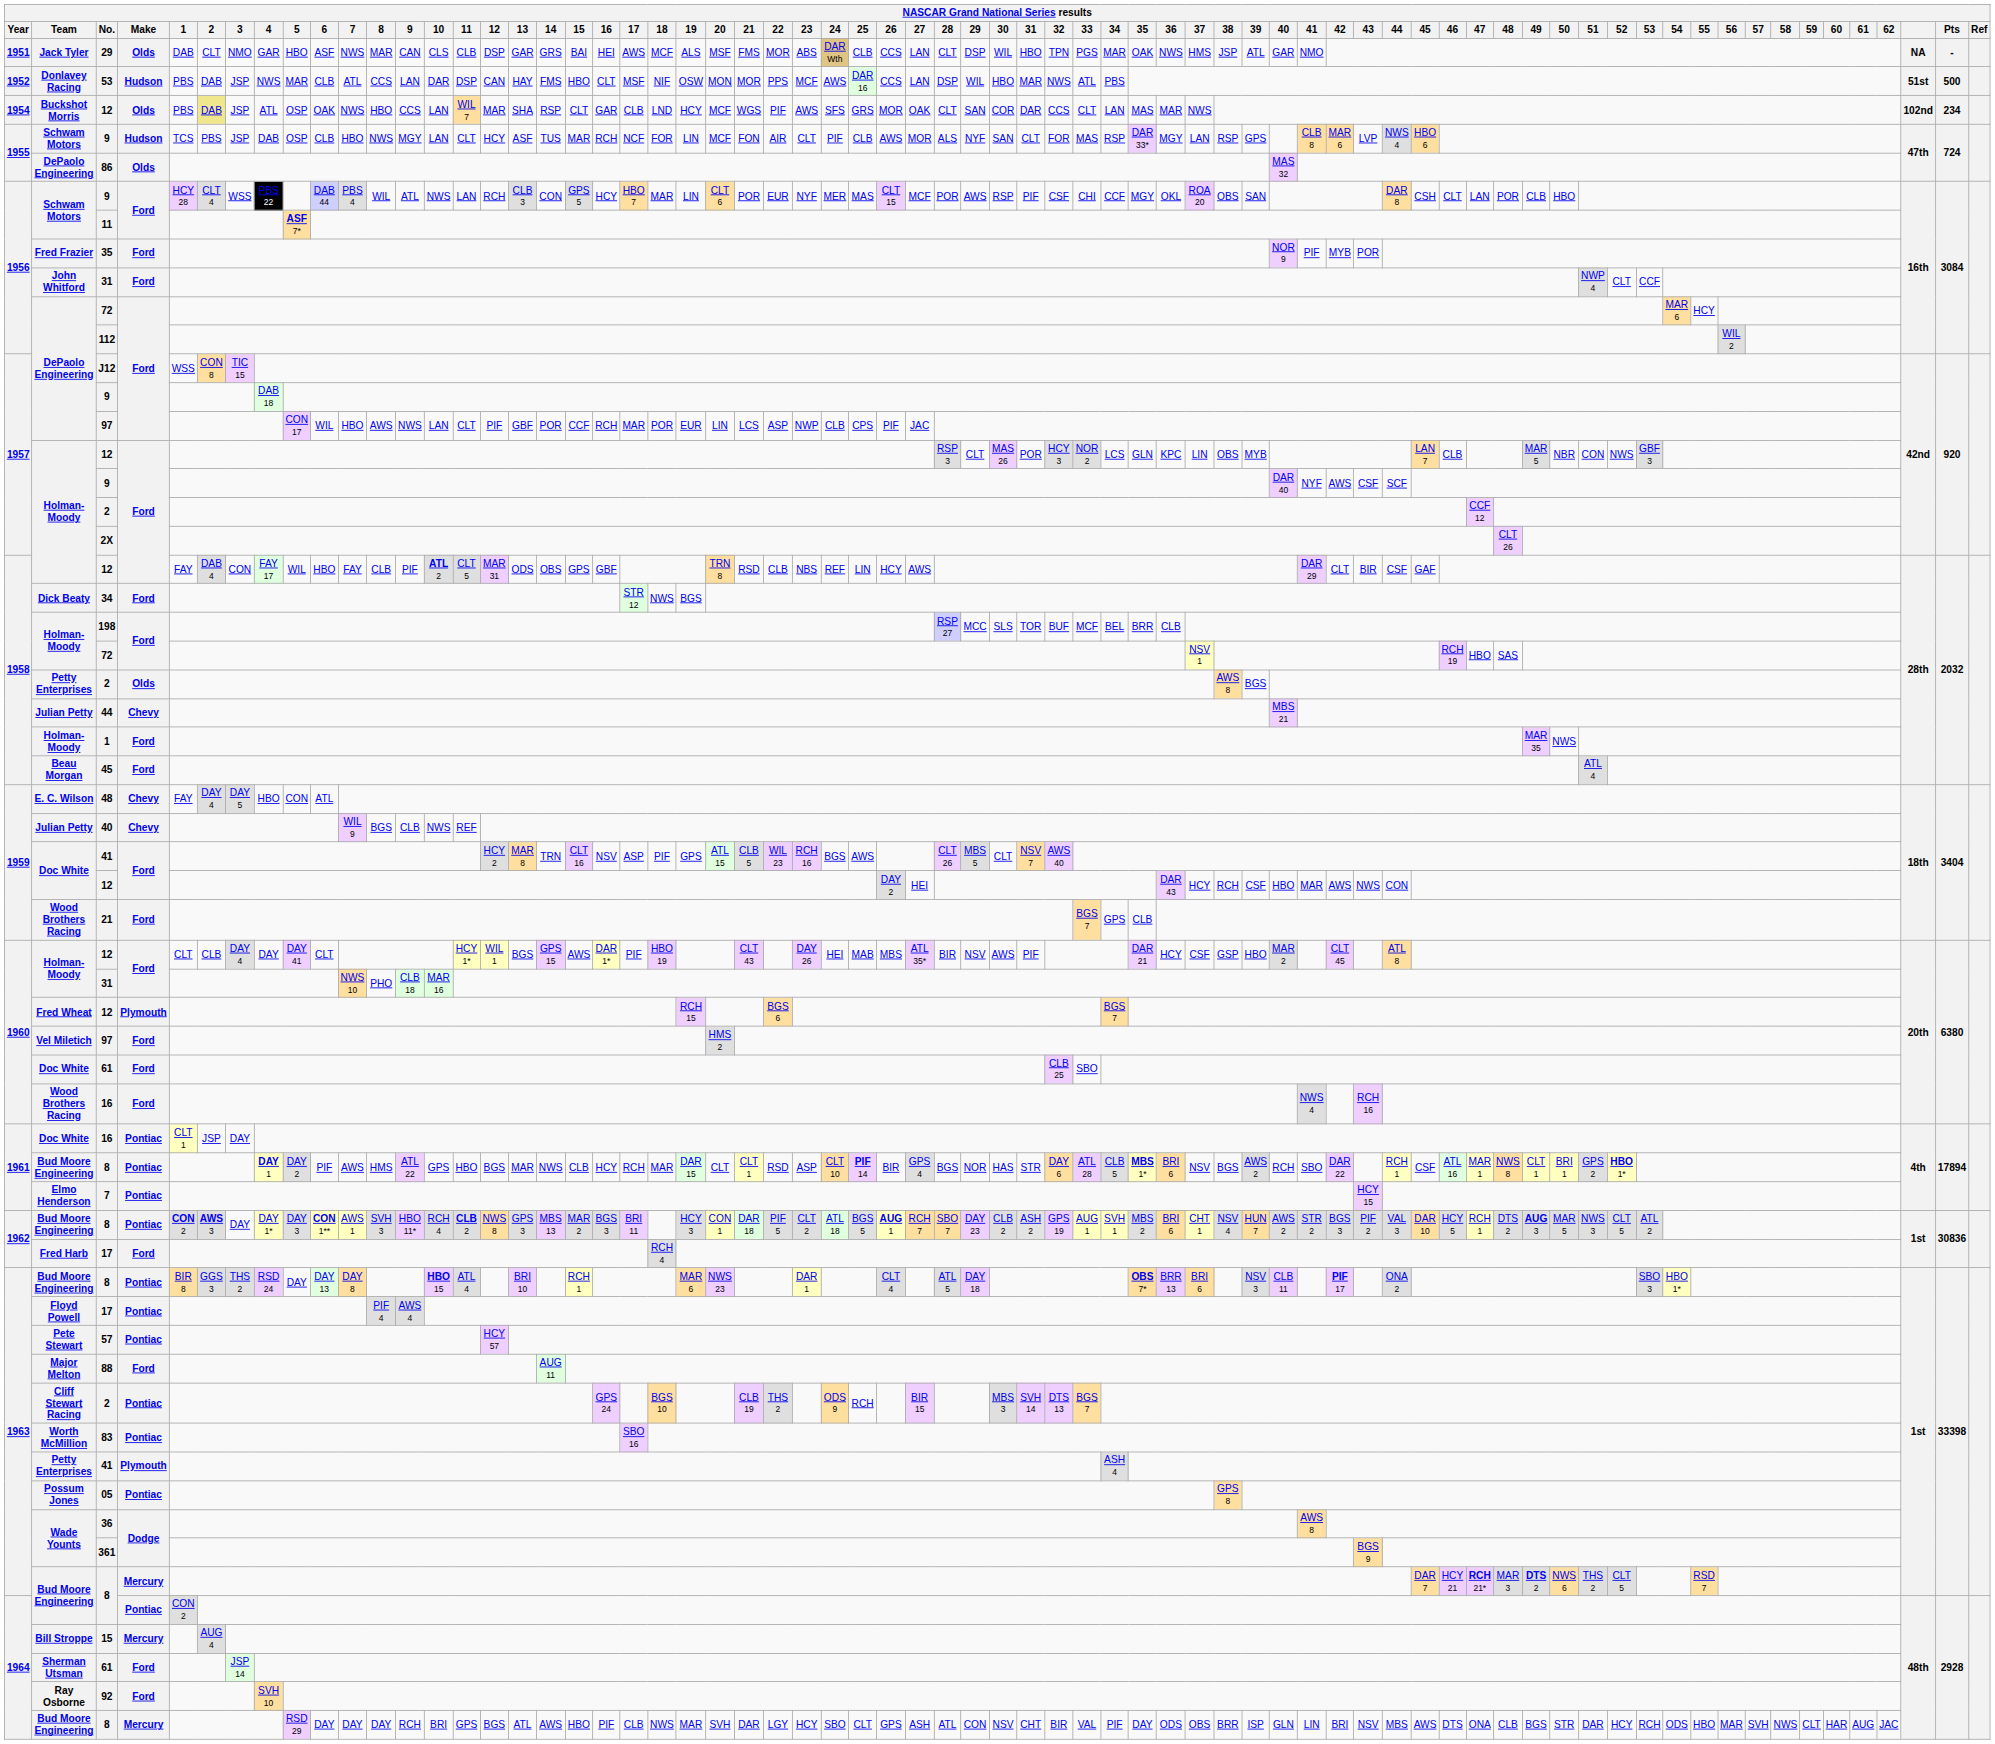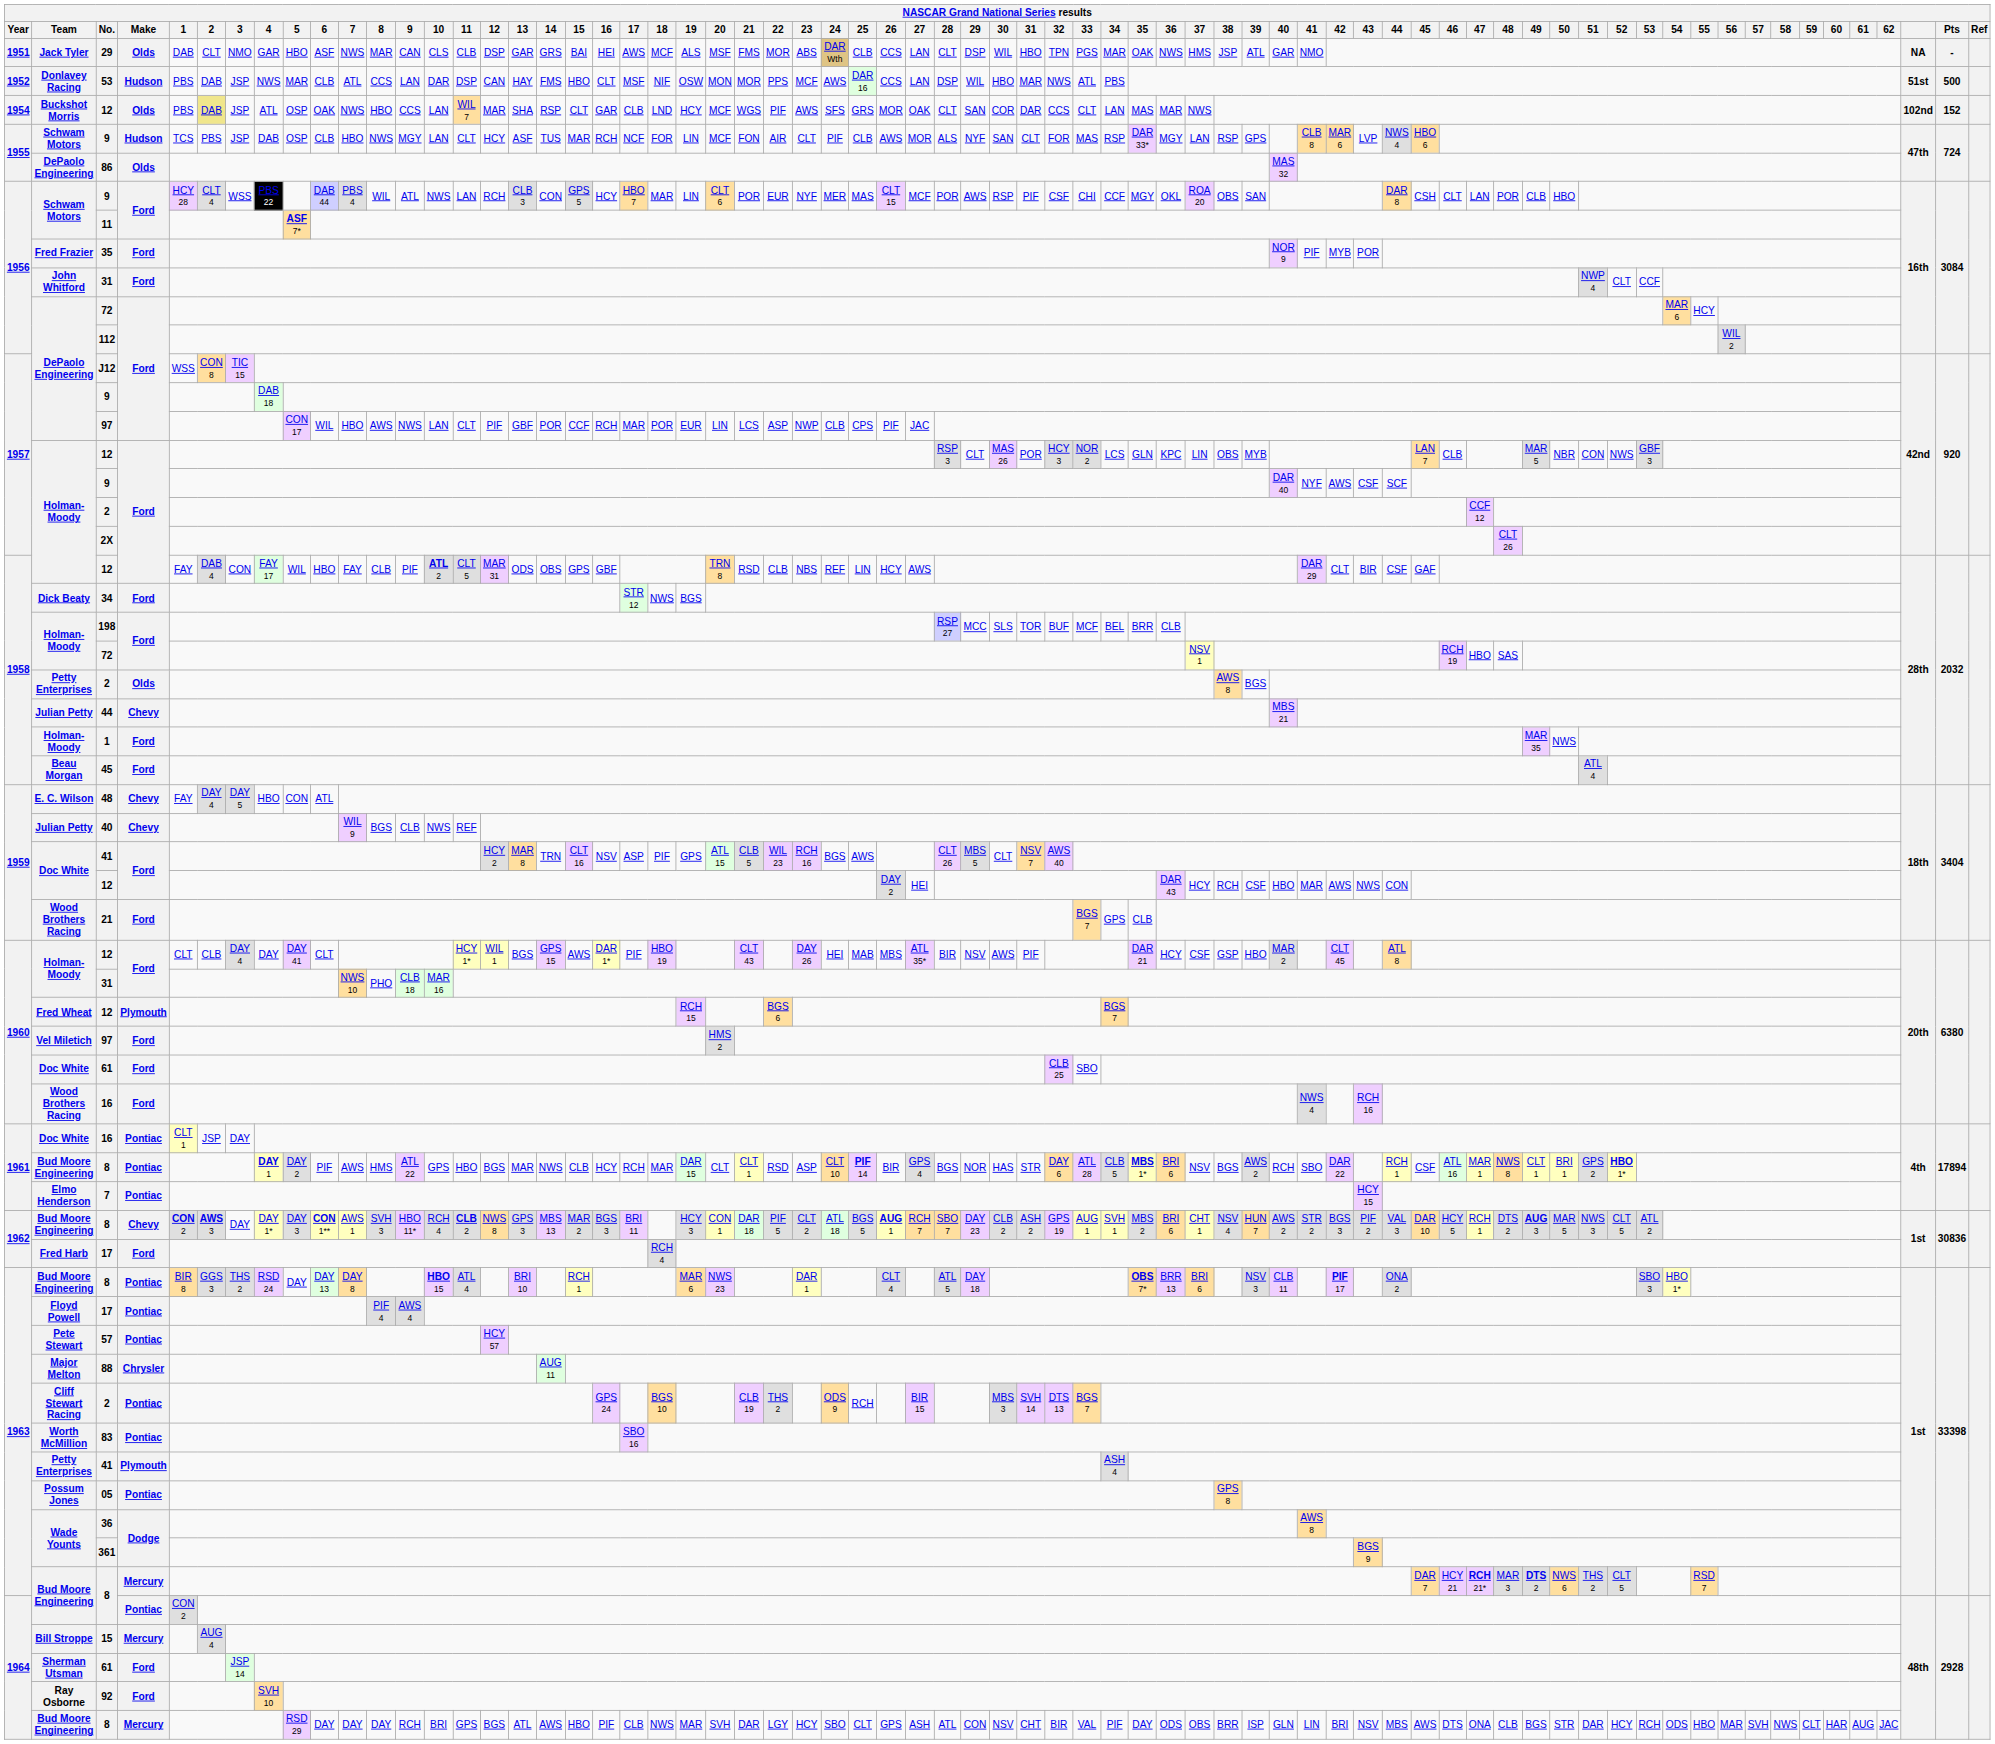(1952, 110) 234 -> (1952, 110) 152
(144, 1225) Pontiac -> (144, 1225) Chevy
(144, 1368) Ford -> (144, 1368) Chrysler
